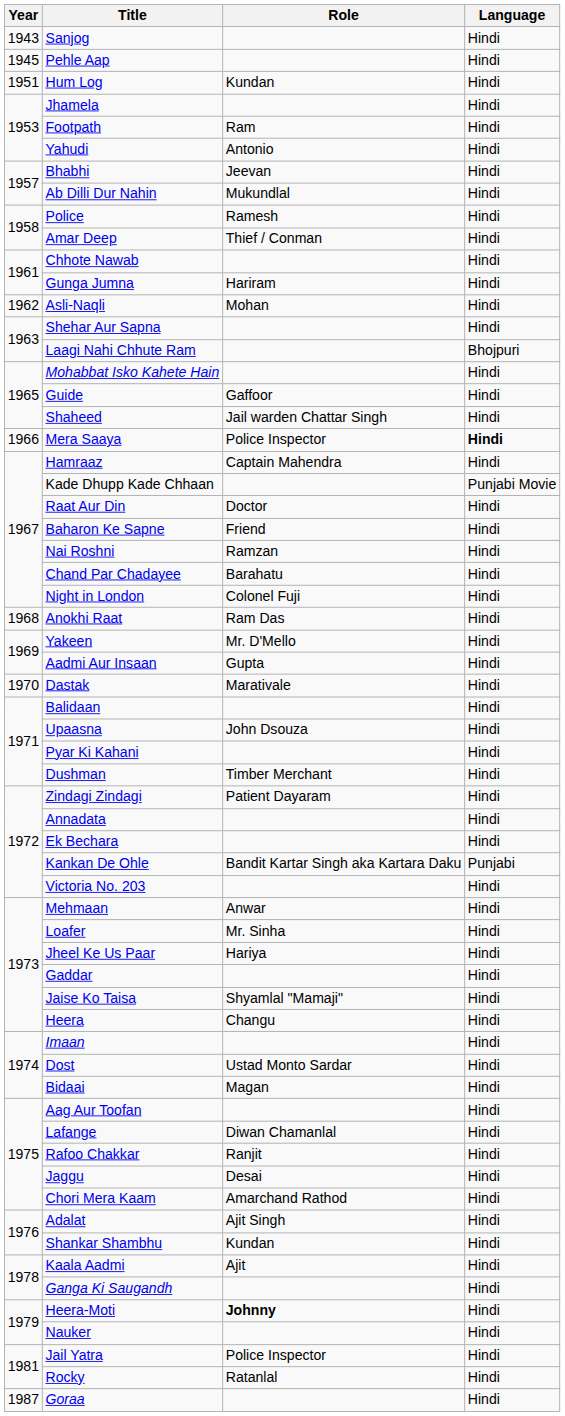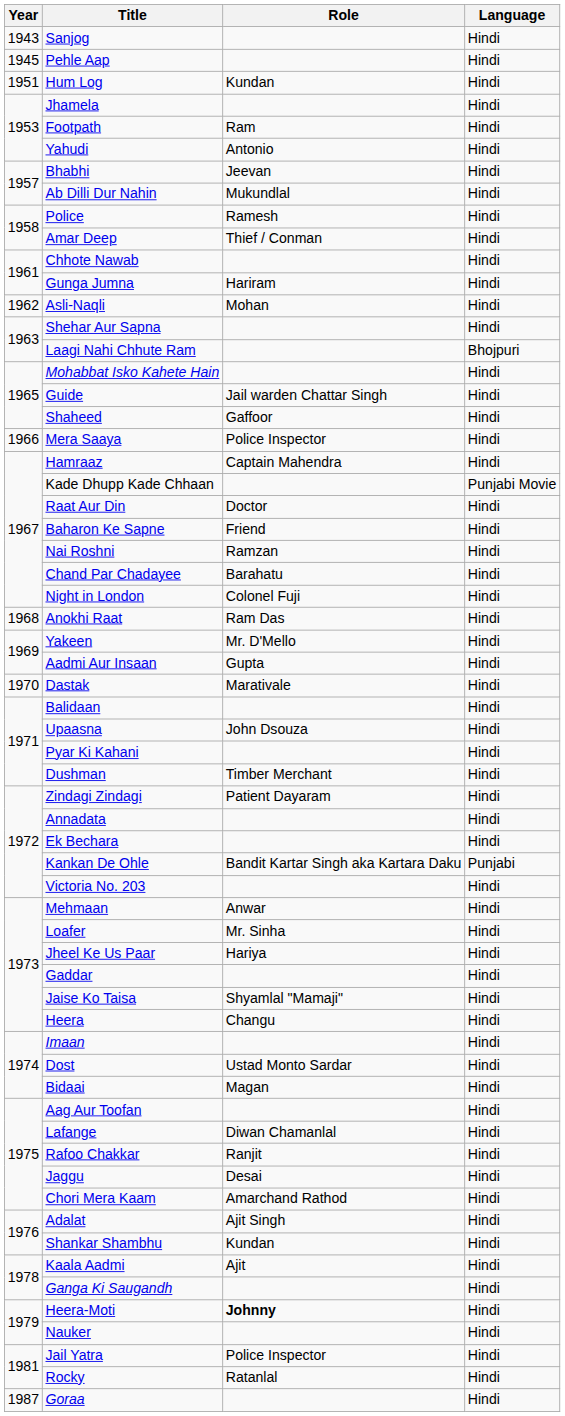(249, 395) Gaffoor -> (306, 395) Jail warden Chattar Singh
(306, 417) Jail warden Chattar Singh -> (249, 417) Gaffoor
(485, 439) bold -> (484, 439) normal
